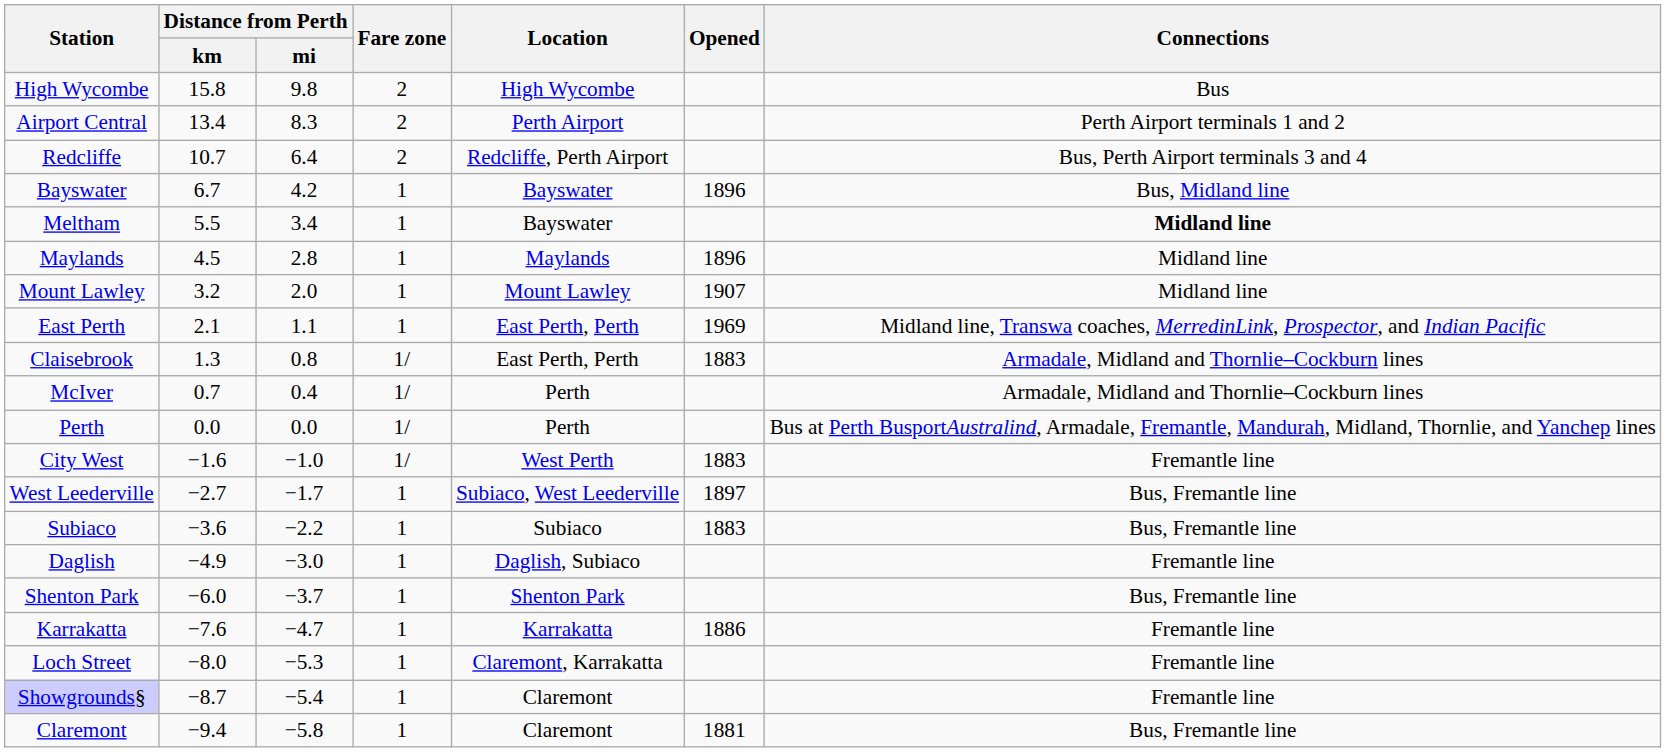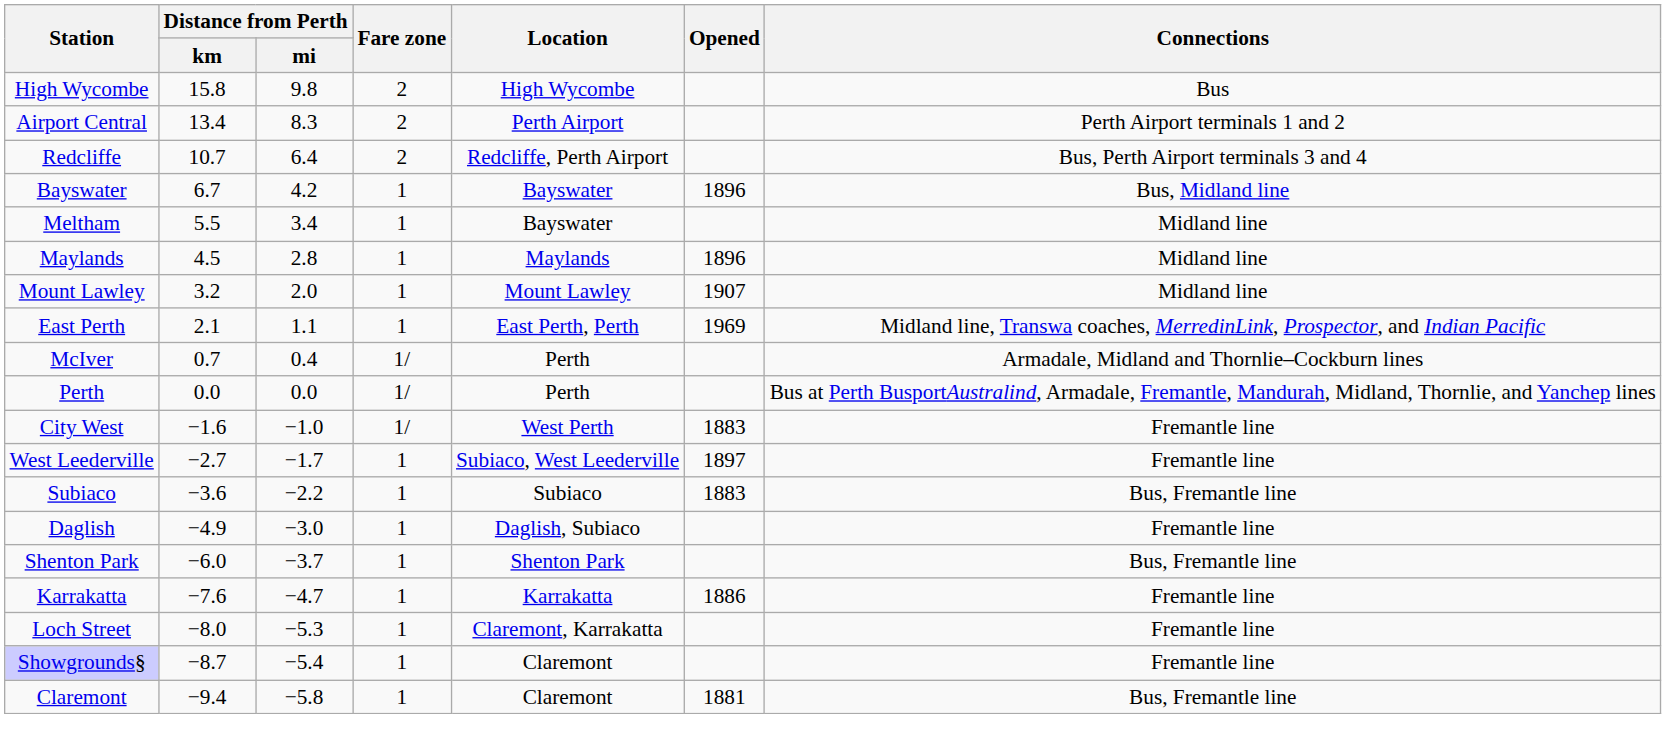(1213, 223) bold -> (1213, 223) normal
- row: (82, 358)
(1213, 493) Bus, Fremantle line -> (1213, 460) Fremantle line
